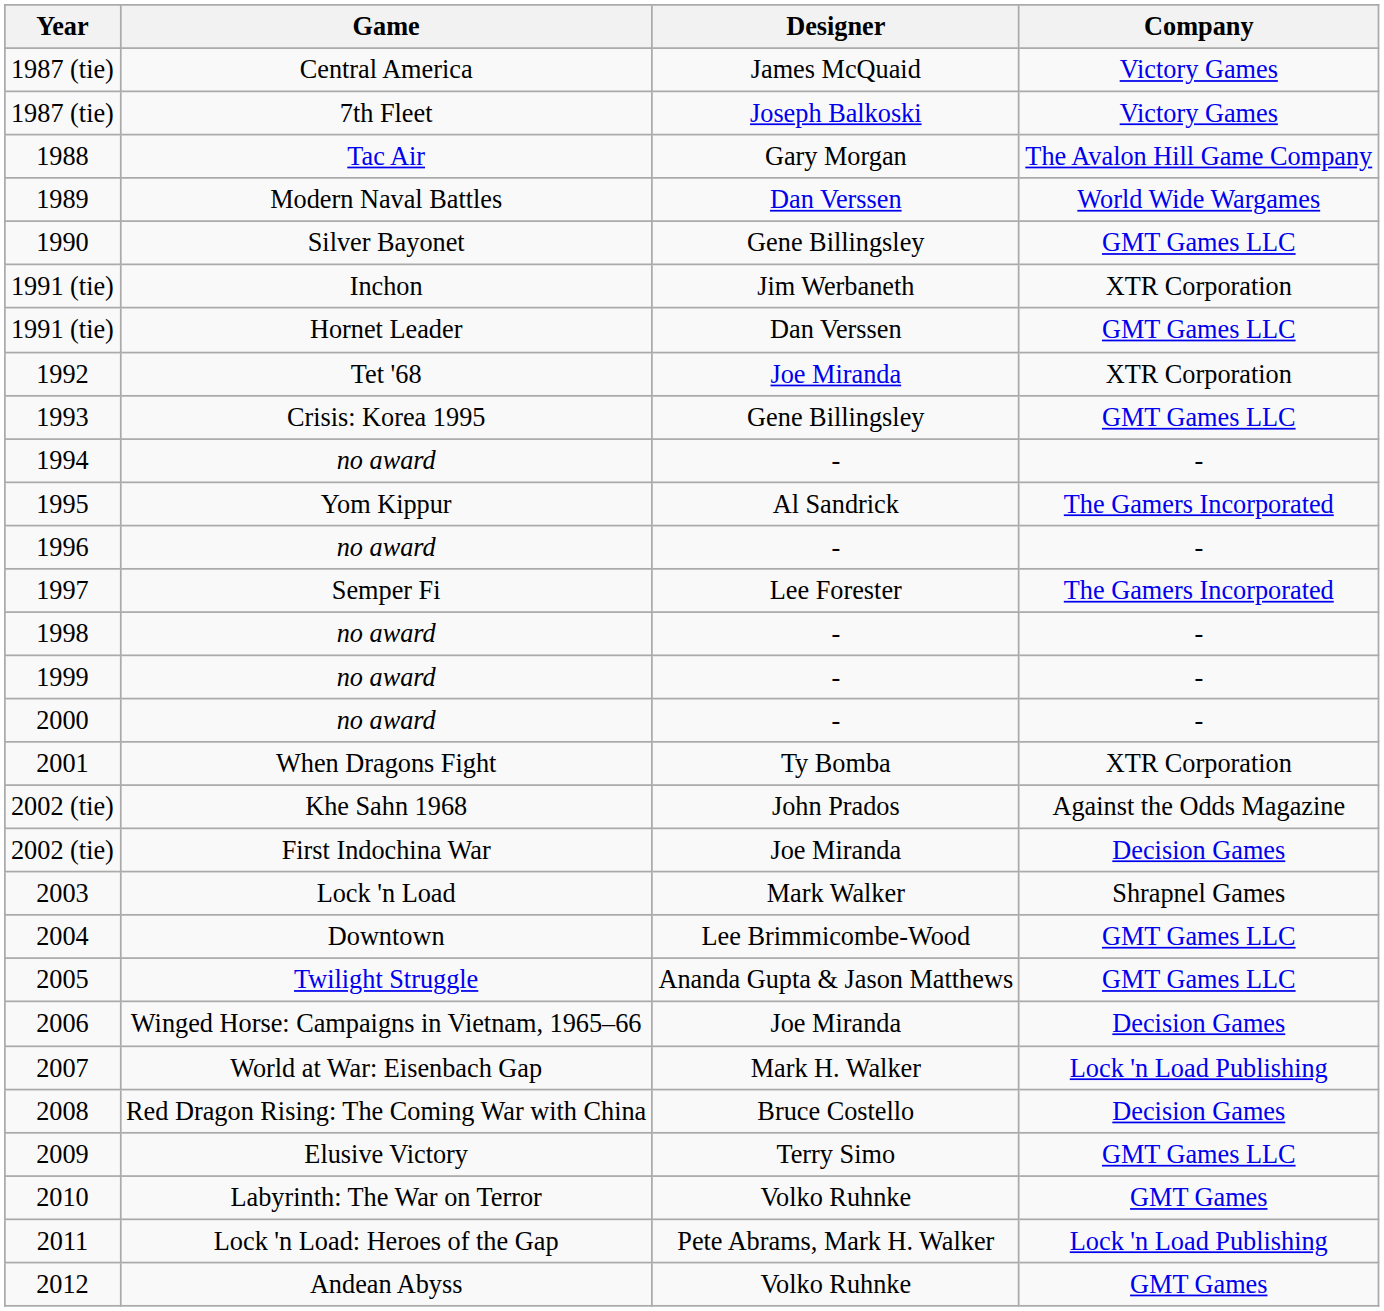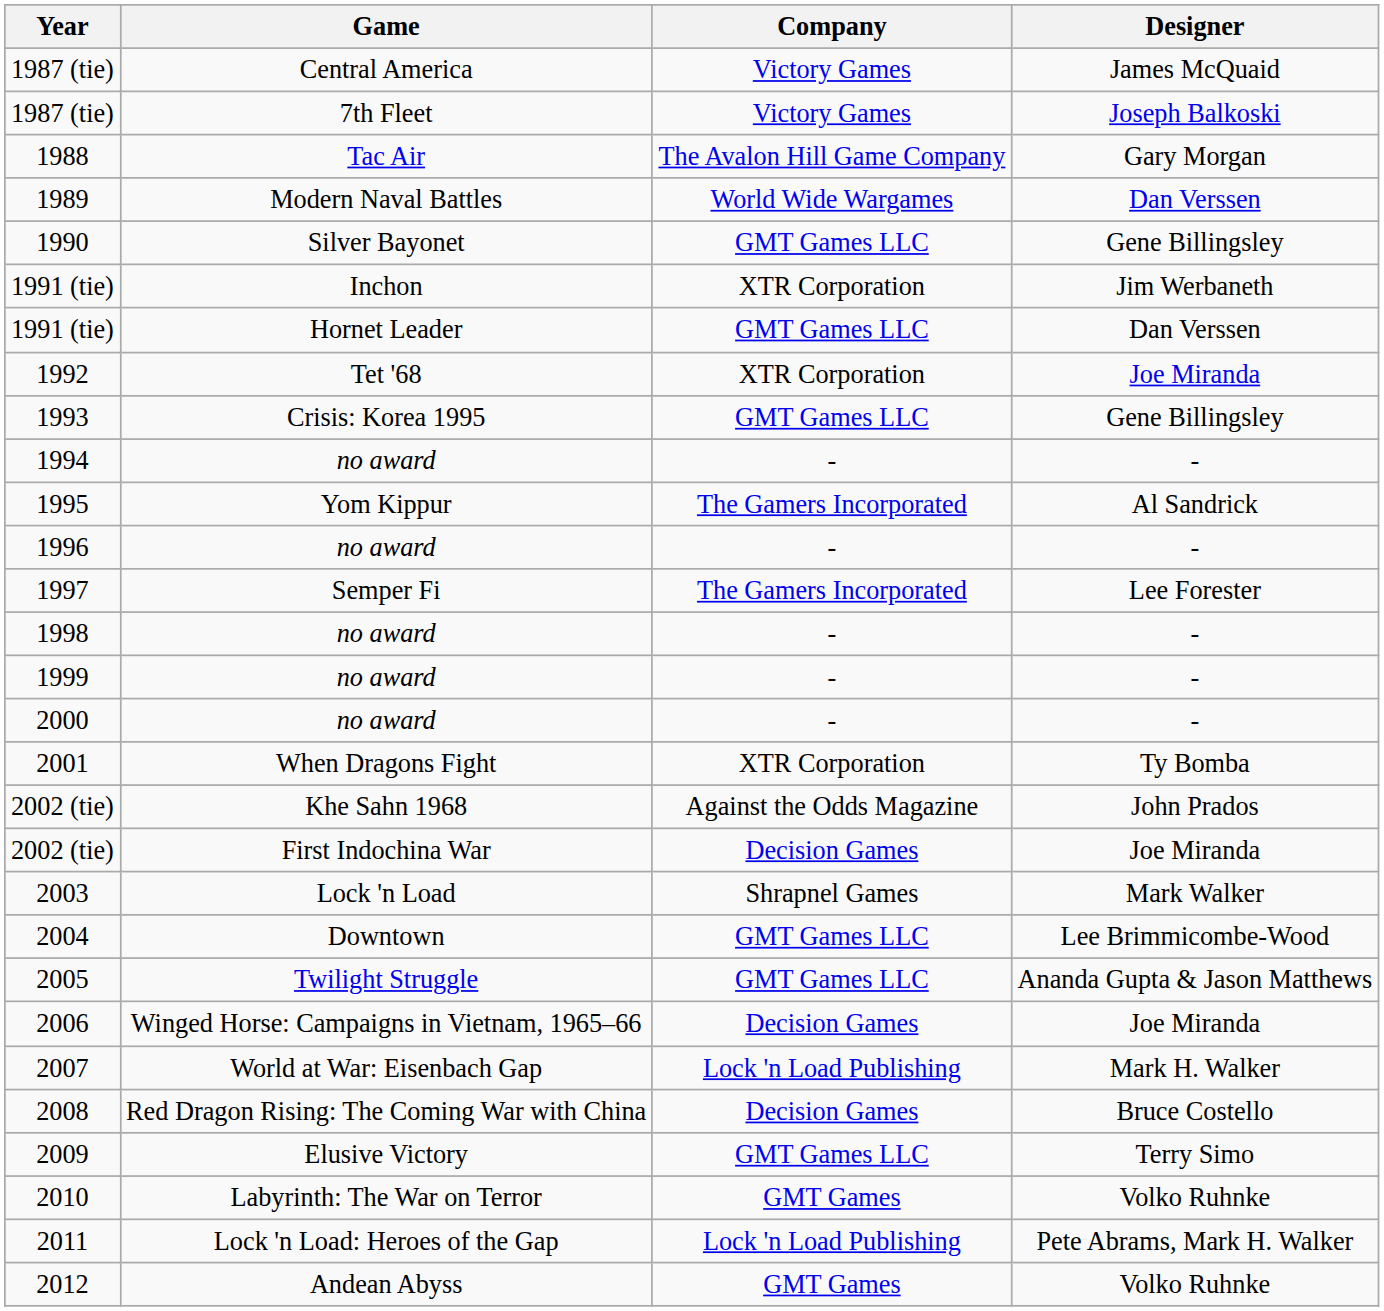columns swapped: (836, 26) <-> (1199, 26)
